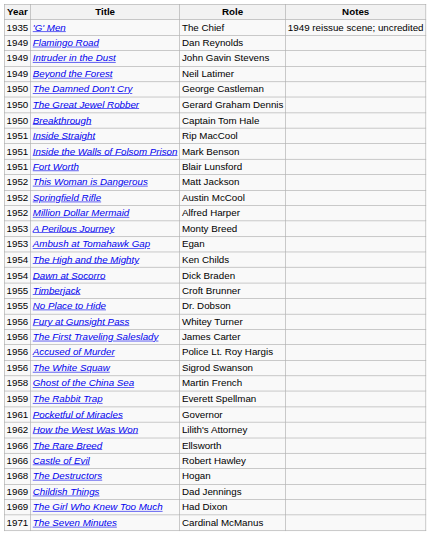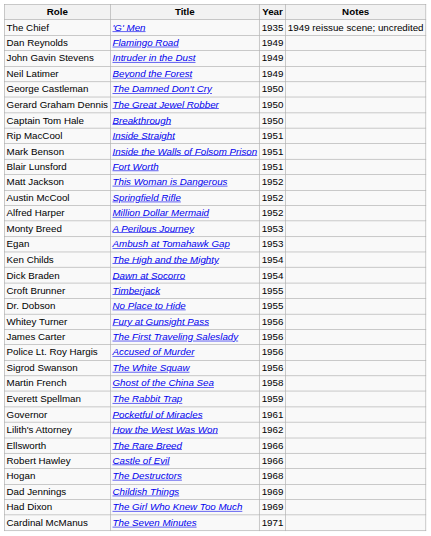columns swapped: (17, 12) <-> (233, 12)
